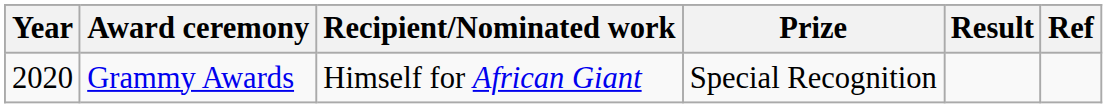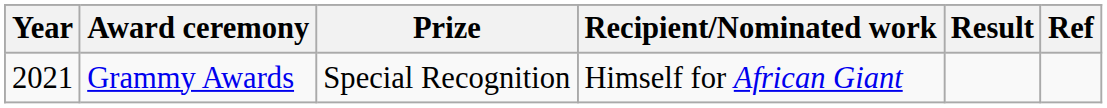columns swapped: (813, 28) <-> (499, 28)
(43, 77) 2020 -> (43, 77) 2021
